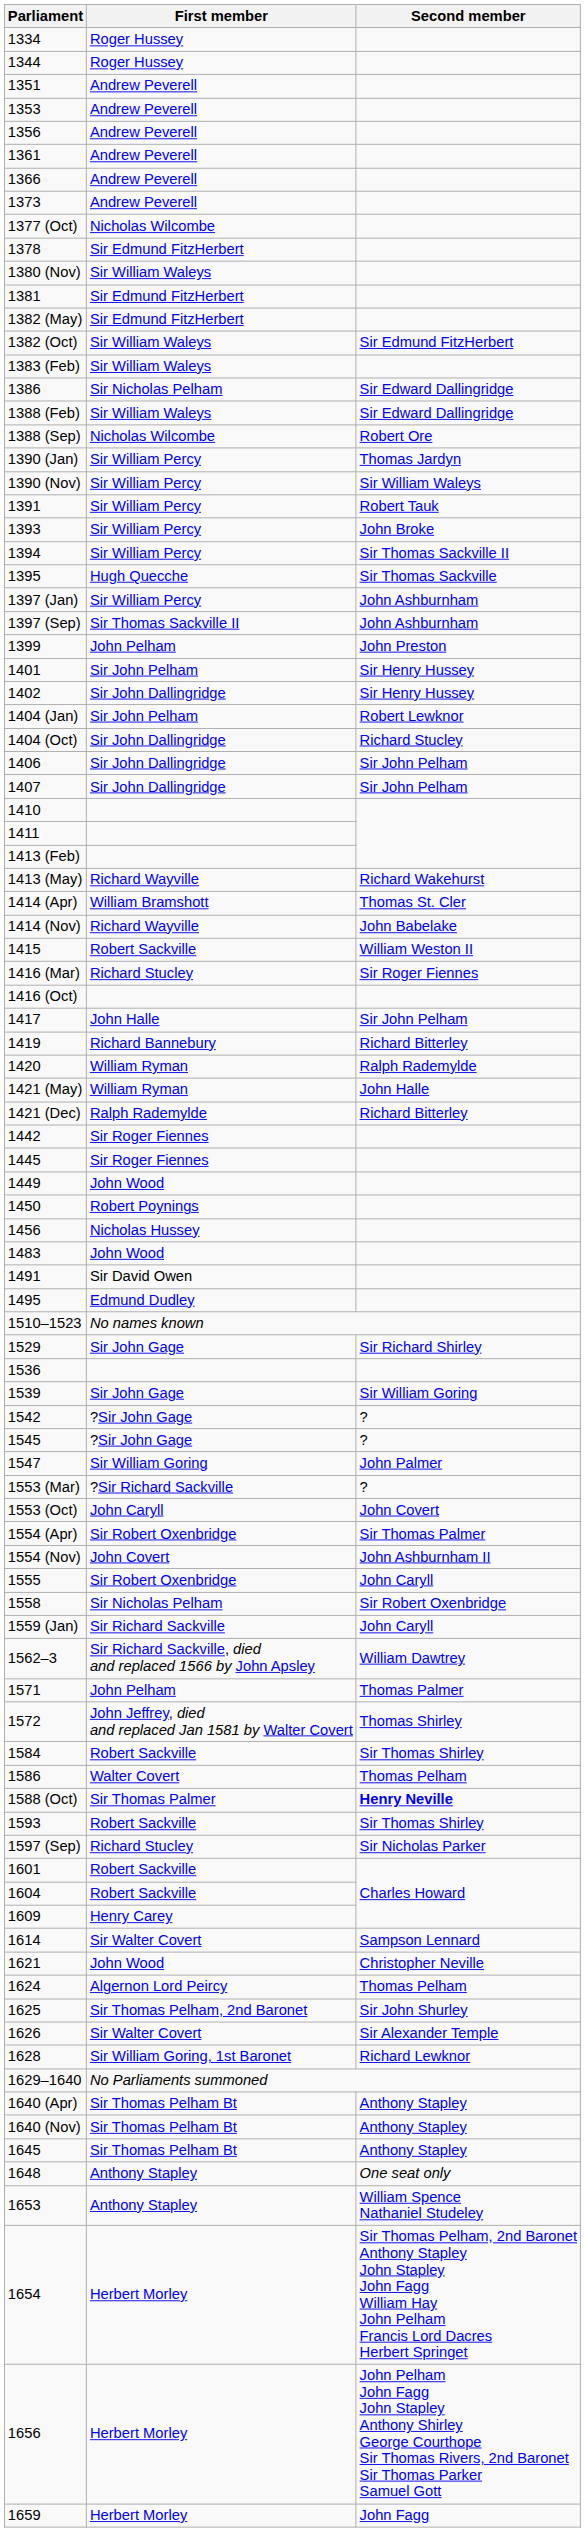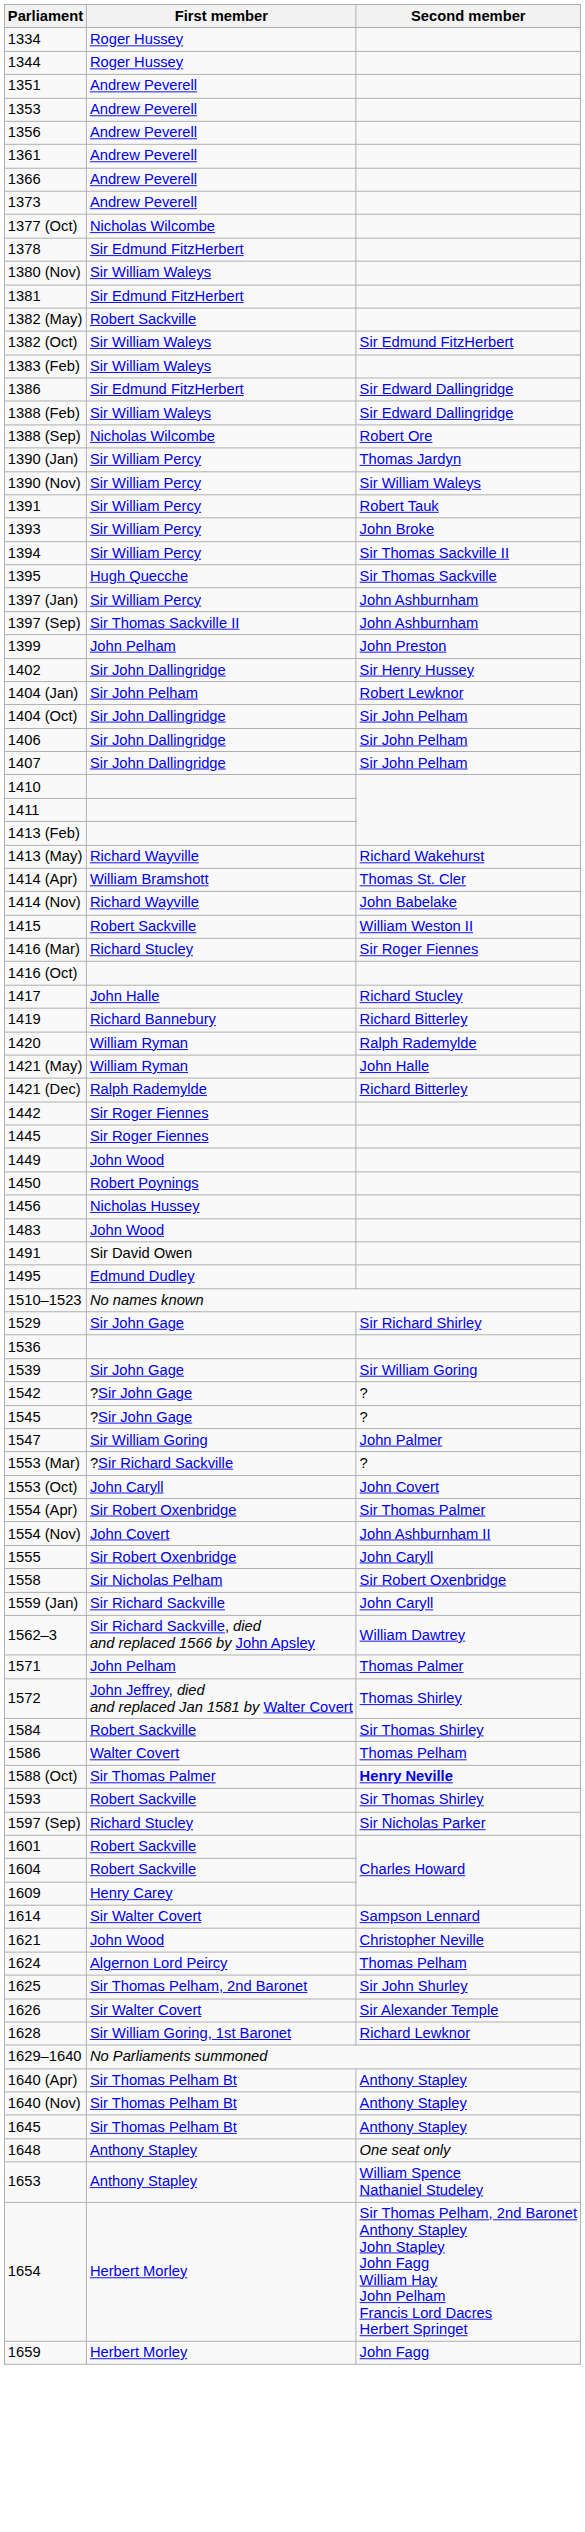(167, 319) Sir Edmund FitzHerbert -> (143, 319) Robert Sackville
(156, 389) Sir Nicholas Pelham -> (167, 389) Sir Edmund FitzHerbert
- row: (24, 669)
(411, 739) Richard Stucley -> (414, 716) Sir John Pelham
(414, 1020) Sir John Pelham -> (411, 996) Richard Stucley
- row: (24, 2434)
